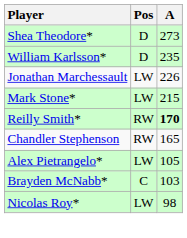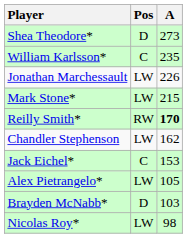(144, 56) D -> (144, 56) C
(144, 139) RW -> (144, 139) LW
(170, 139) 165 -> (170, 139) 162
+ row: (41, 160)
(144, 181) C -> (144, 202) D
